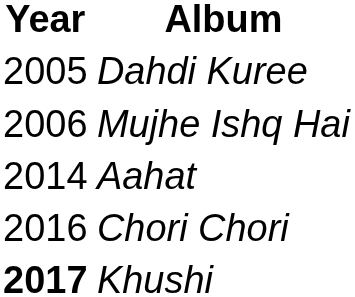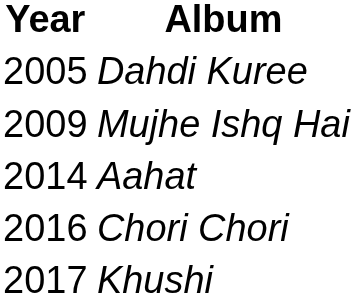(45, 124) 2006 -> (45, 124) 2009
(45, 280) bold -> (45, 280) normal
